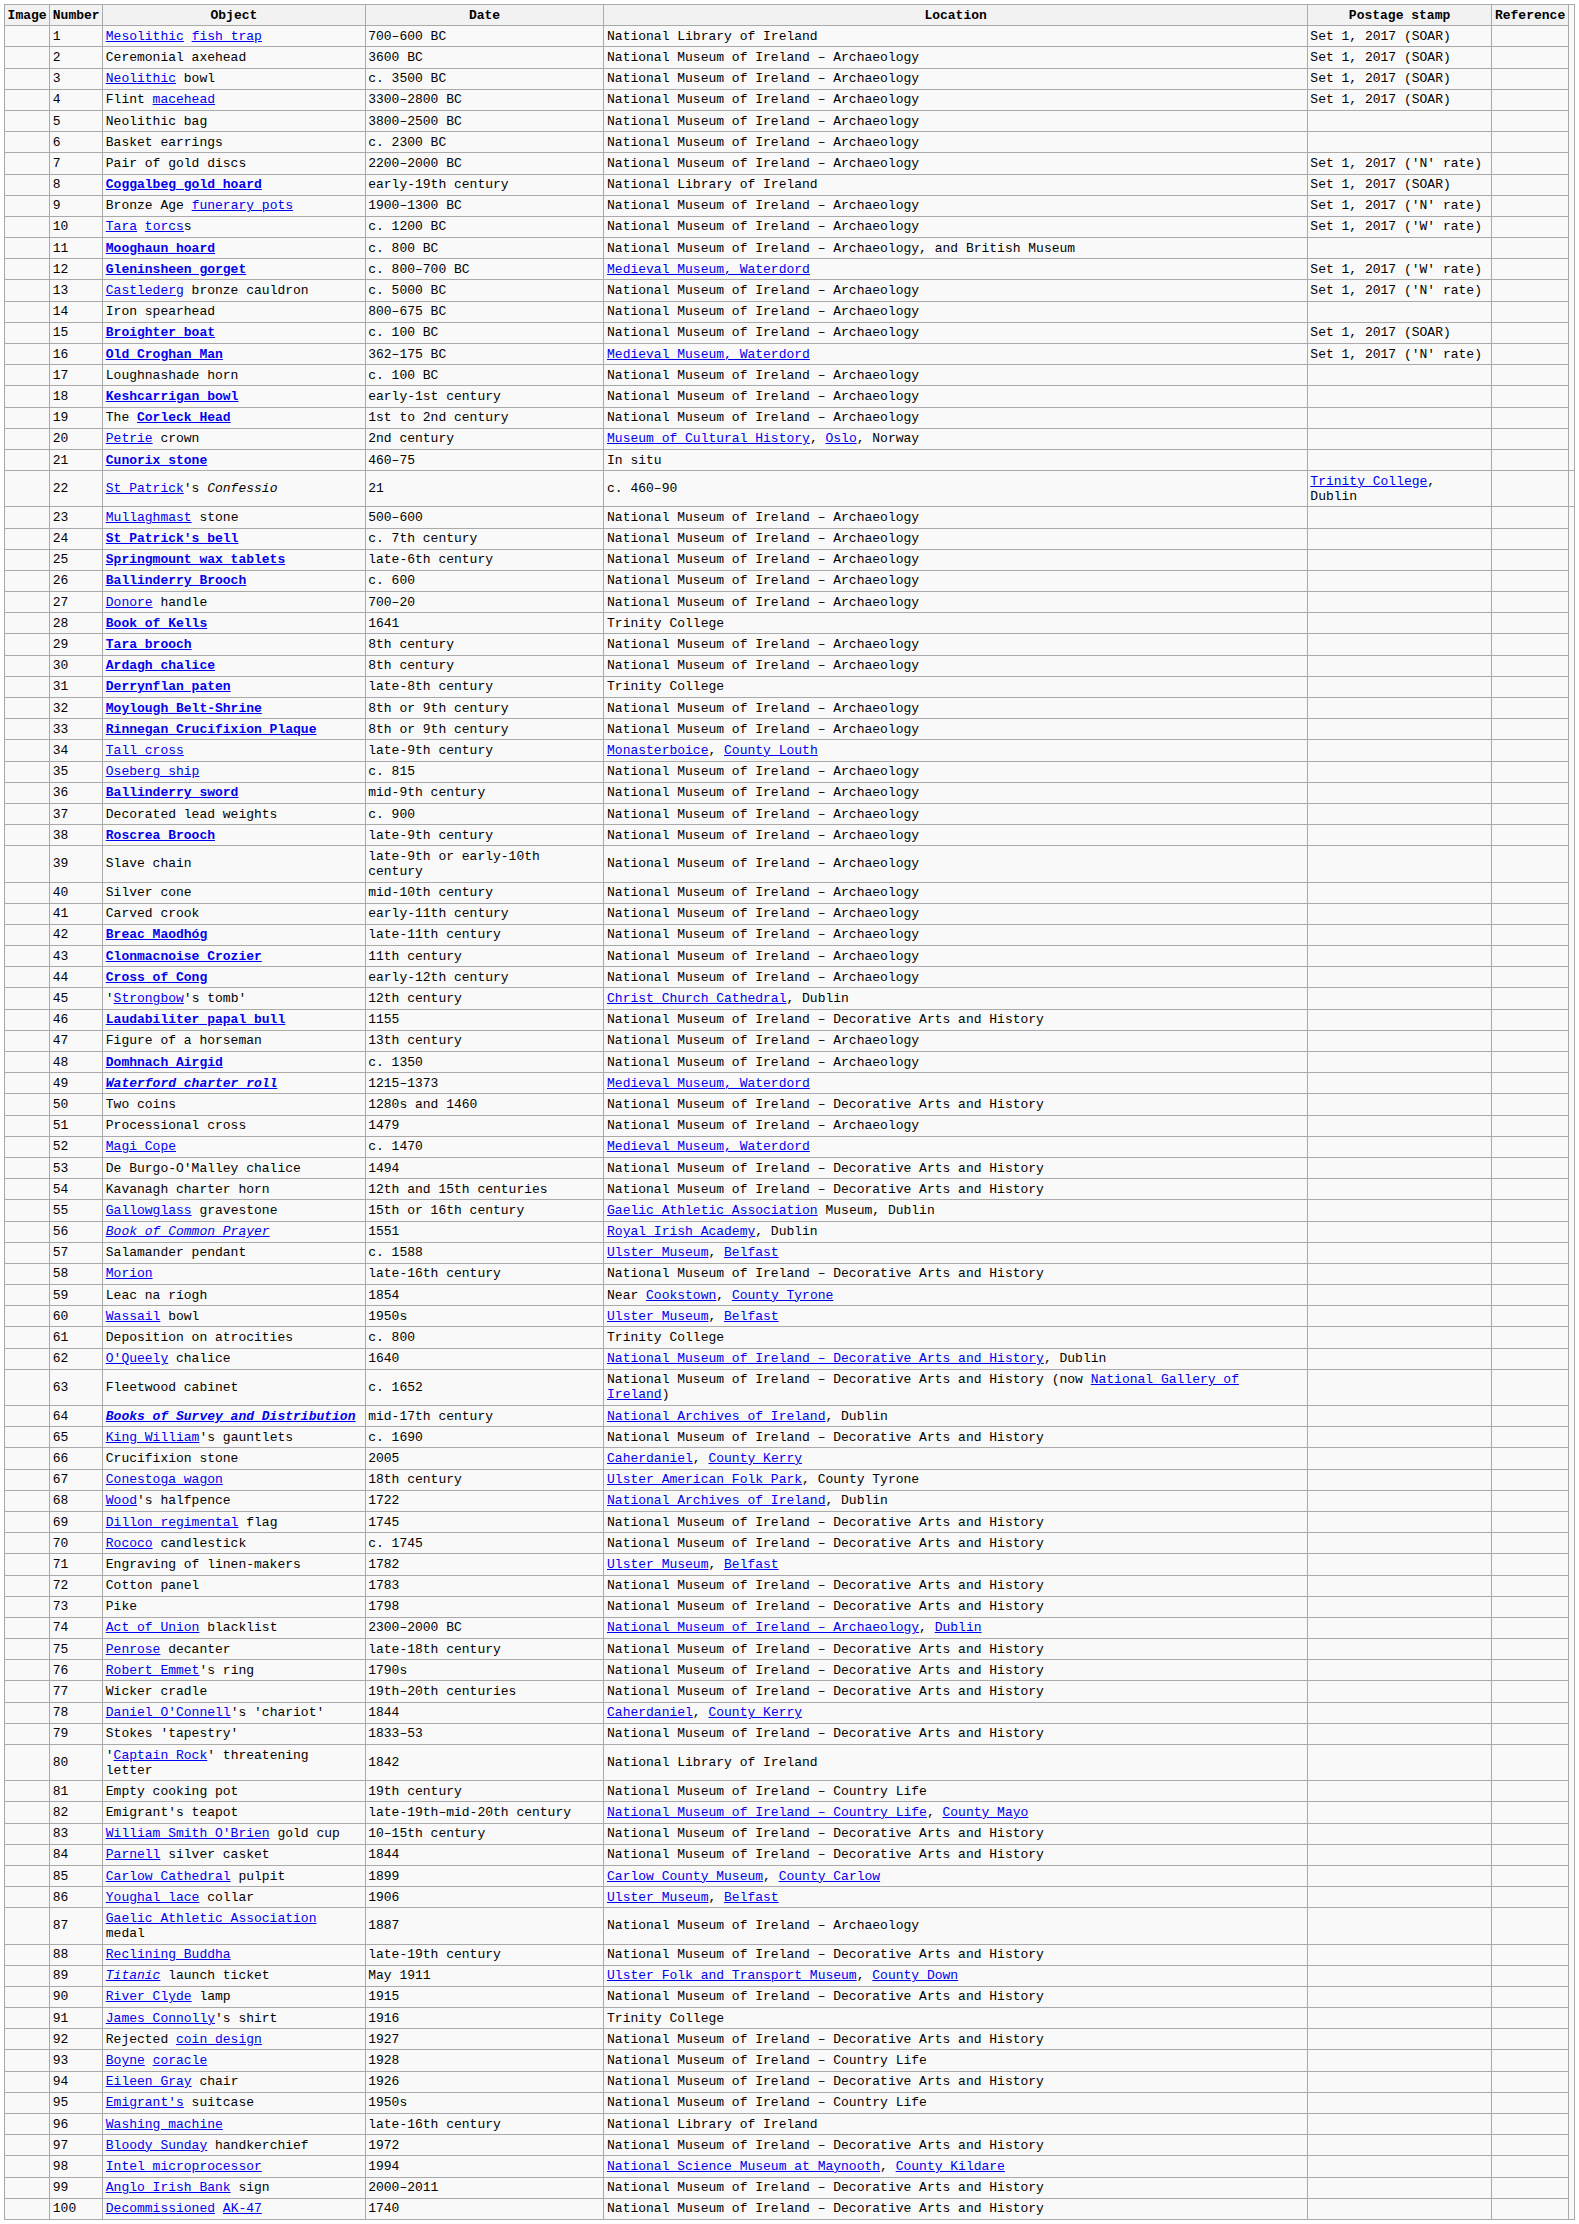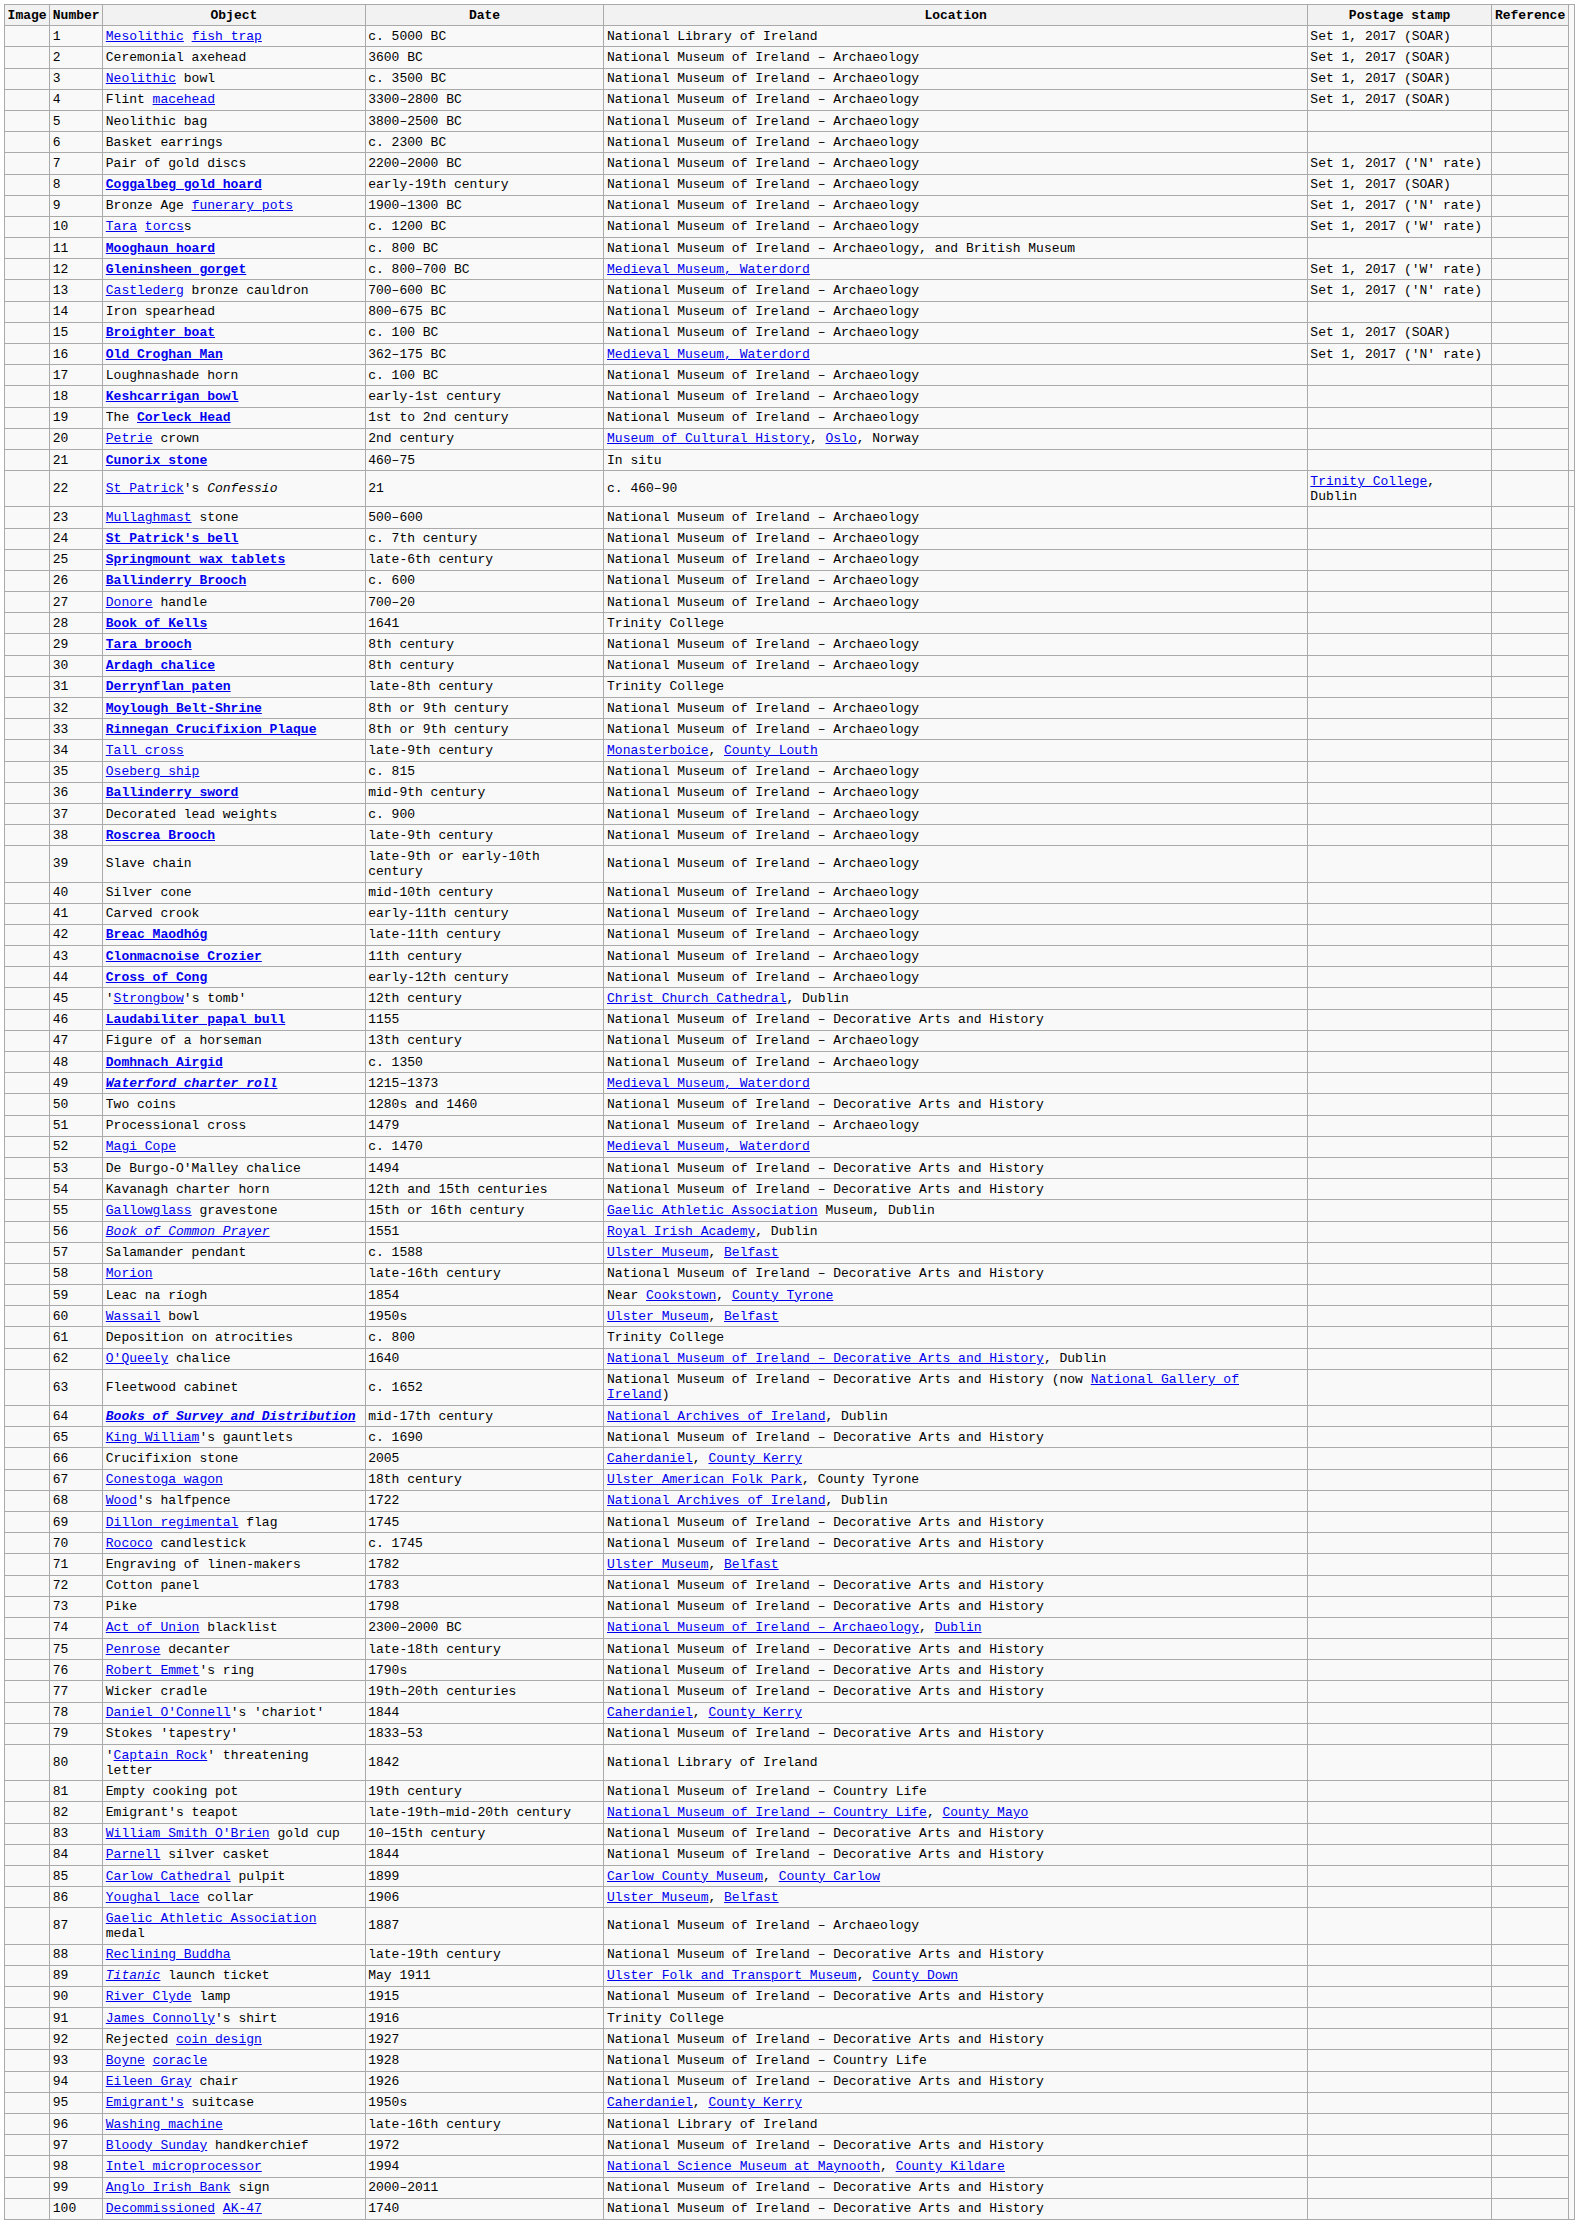(407, 36) 700–600 BC -> (407, 36) c. 5000 BC
(712, 185) National Library of Ireland -> (763, 185) National Museum of Ireland – Archaeology
(407, 291) c. 5000 BC -> (407, 291) 700–600 BC
(767, 2103) National Museum of Ireland – Country Life -> (705, 2103) Caherdaniel, County Kerry
